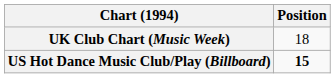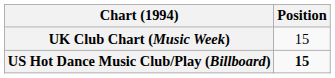(302, 38) 18 -> (302, 38) 15
